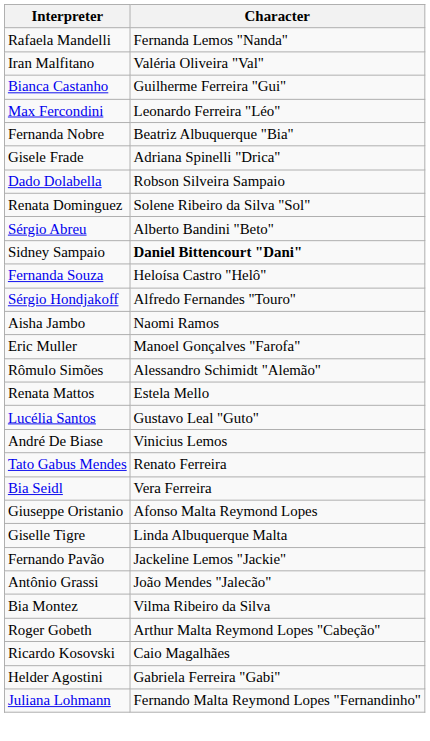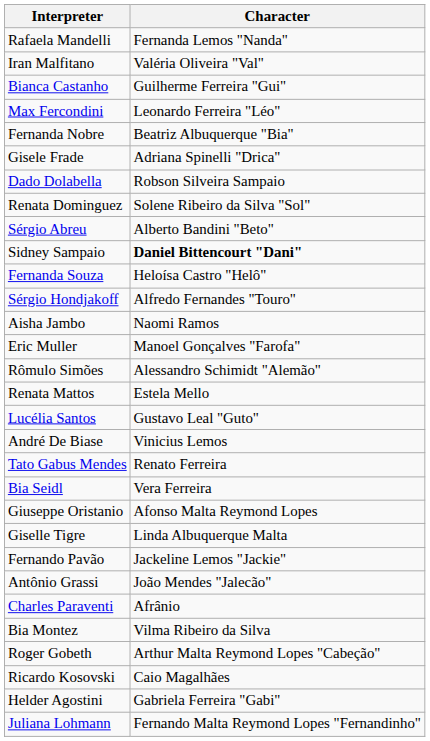+ row: (61, 606)
